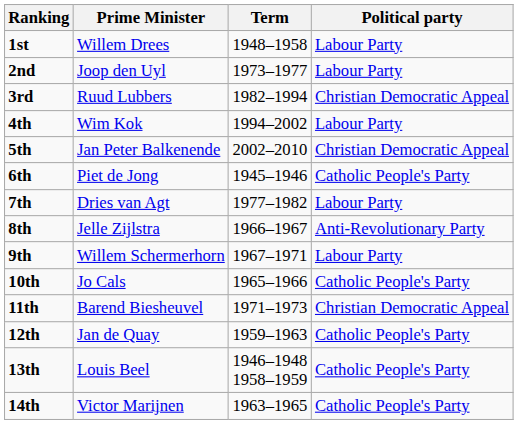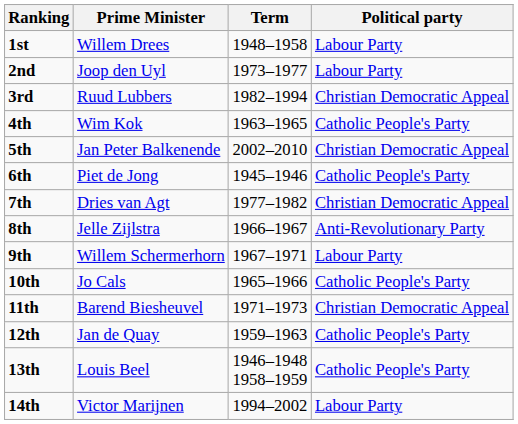(270, 123) 1994–2002 -> (270, 123) 1963–1965
(359, 123) Labour Party -> (392, 123) Catholic People's Party
(359, 202) Labour Party -> (412, 202) Christian Democratic Appeal
(270, 405) 1963–1965 -> (270, 405) 1994–2002
(392, 405) Catholic People's Party -> (359, 405) Labour Party
